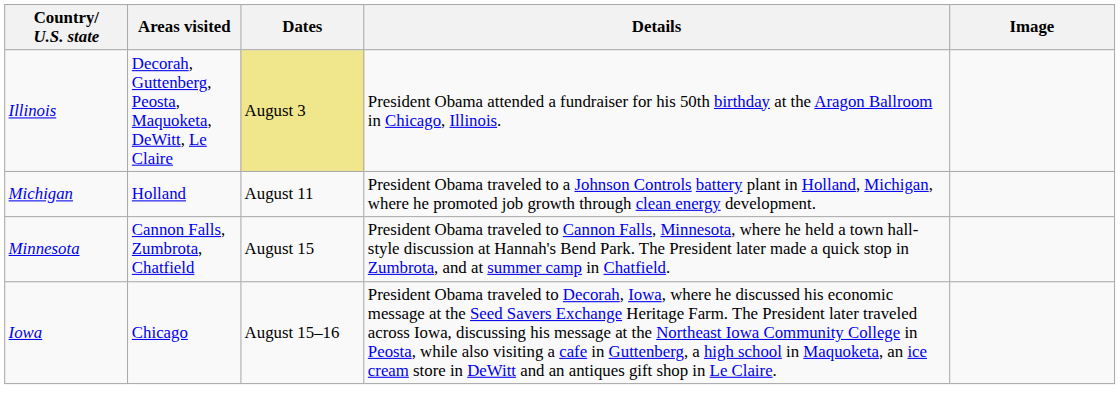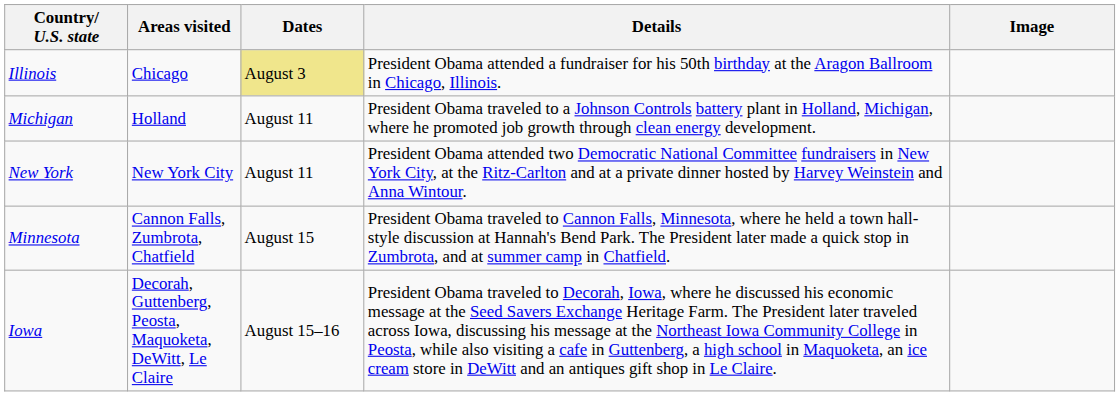(172, 110) Decorah, Guttenberg, Peosta, Maquoketa, DeWitt, Le Claire -> (160, 72) Chicago
+ row: (41, 173)
(160, 332) Chicago -> (172, 330) Decorah, Guttenberg, Peosta, Maquoketa, DeWitt, Le Claire
